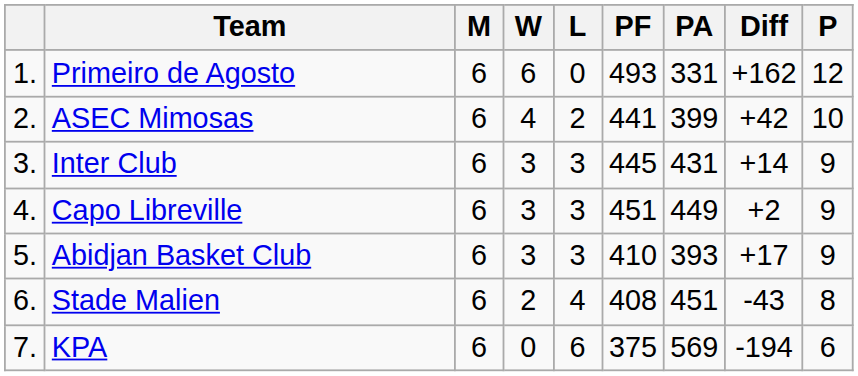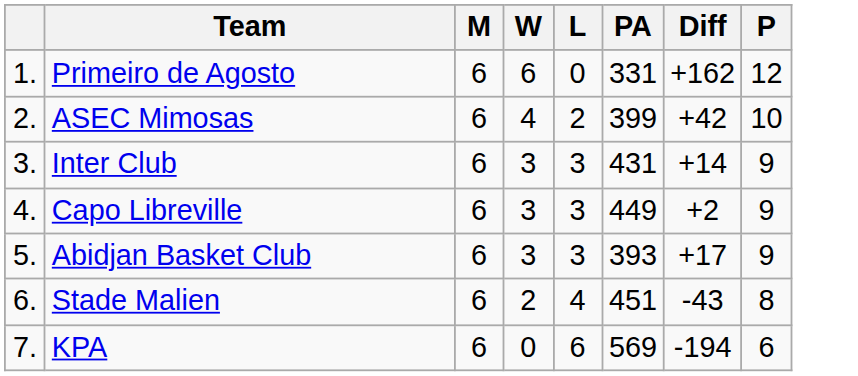- column: (633, 27)
